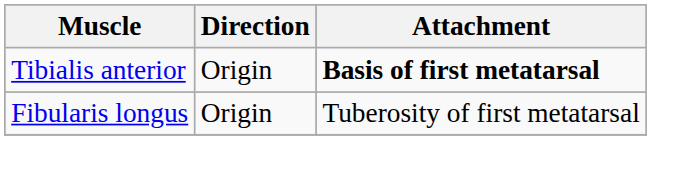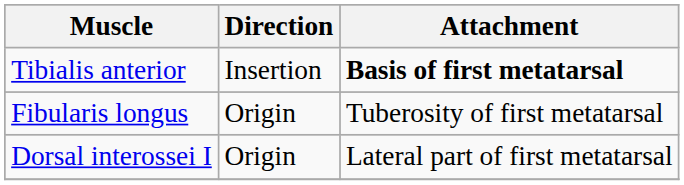(237, 69) Origin -> (273, 69) Insertion
+ row: (111, 156)
